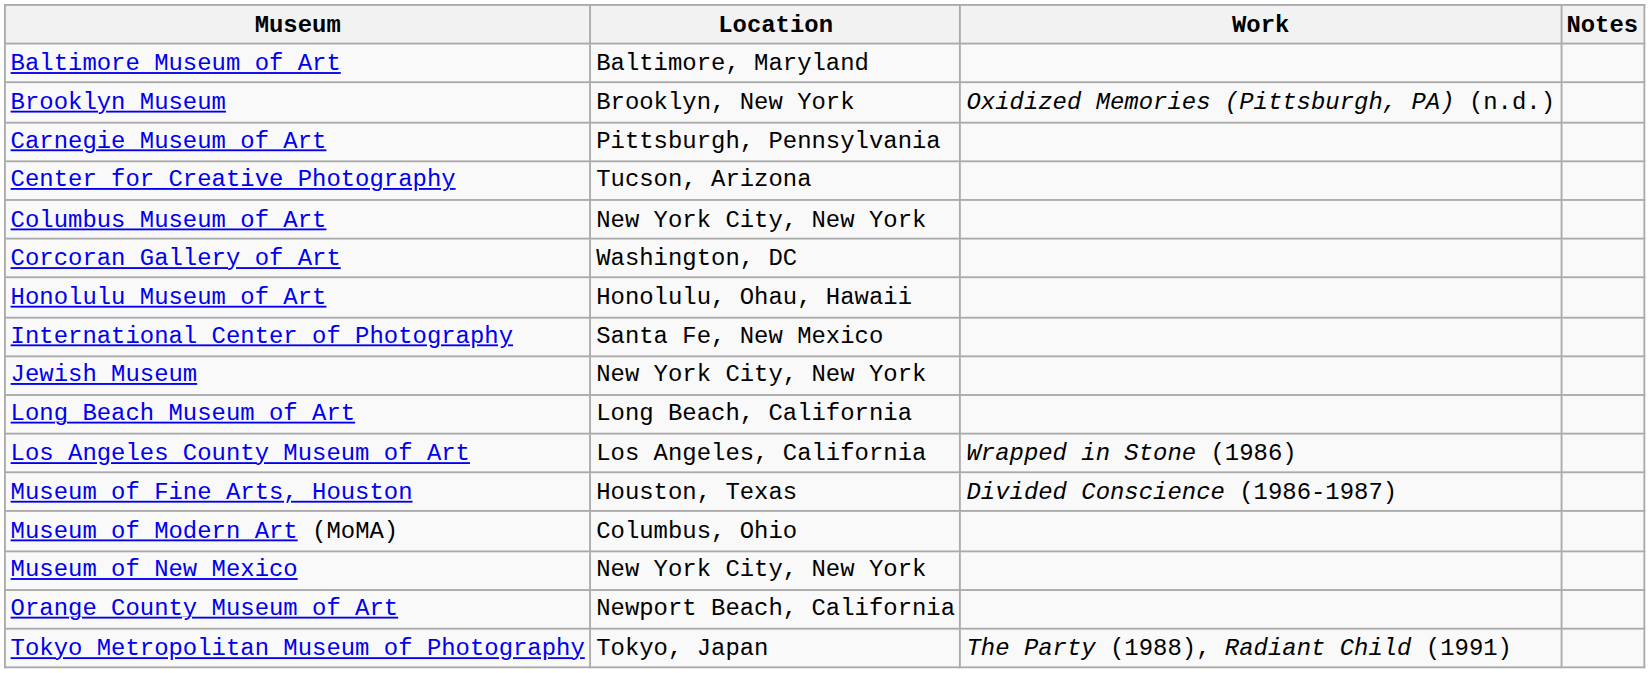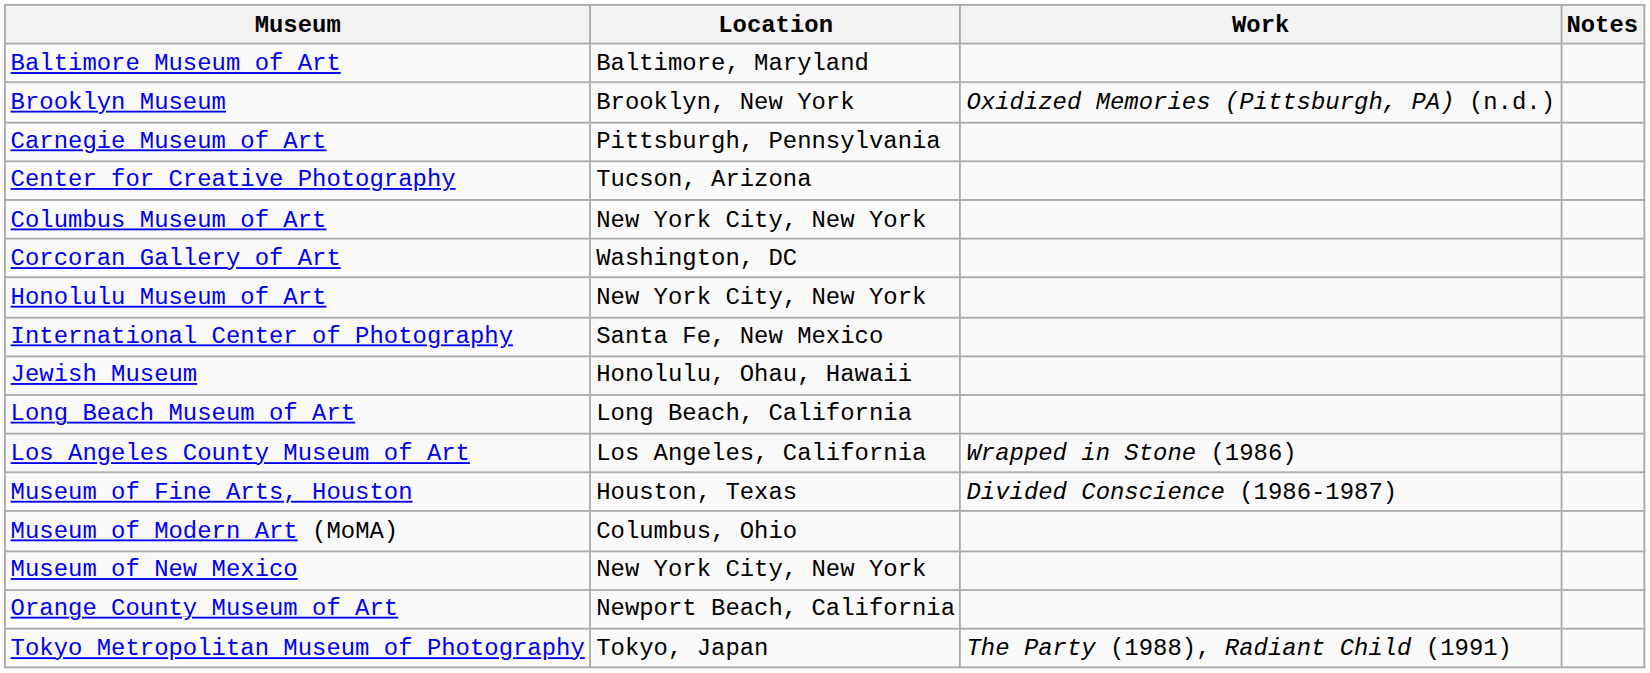(754, 297) Honolulu, Ohau, Hawaii -> (761, 297) New York City, New York
(761, 375) New York City, New York -> (754, 375) Honolulu, Ohau, Hawaii
